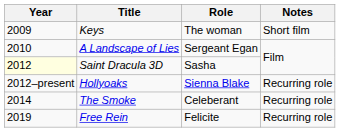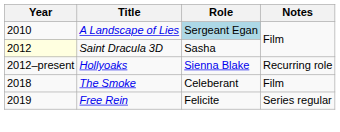- row: (92, 30)
(221, 48) no background -> (221, 30) lightblue background
(19, 100) 2014 -> (19, 83) 2018
(298, 100) Recurring role -> (273, 83) Film
(298, 118) Recurring role -> (297, 100) Series regular
